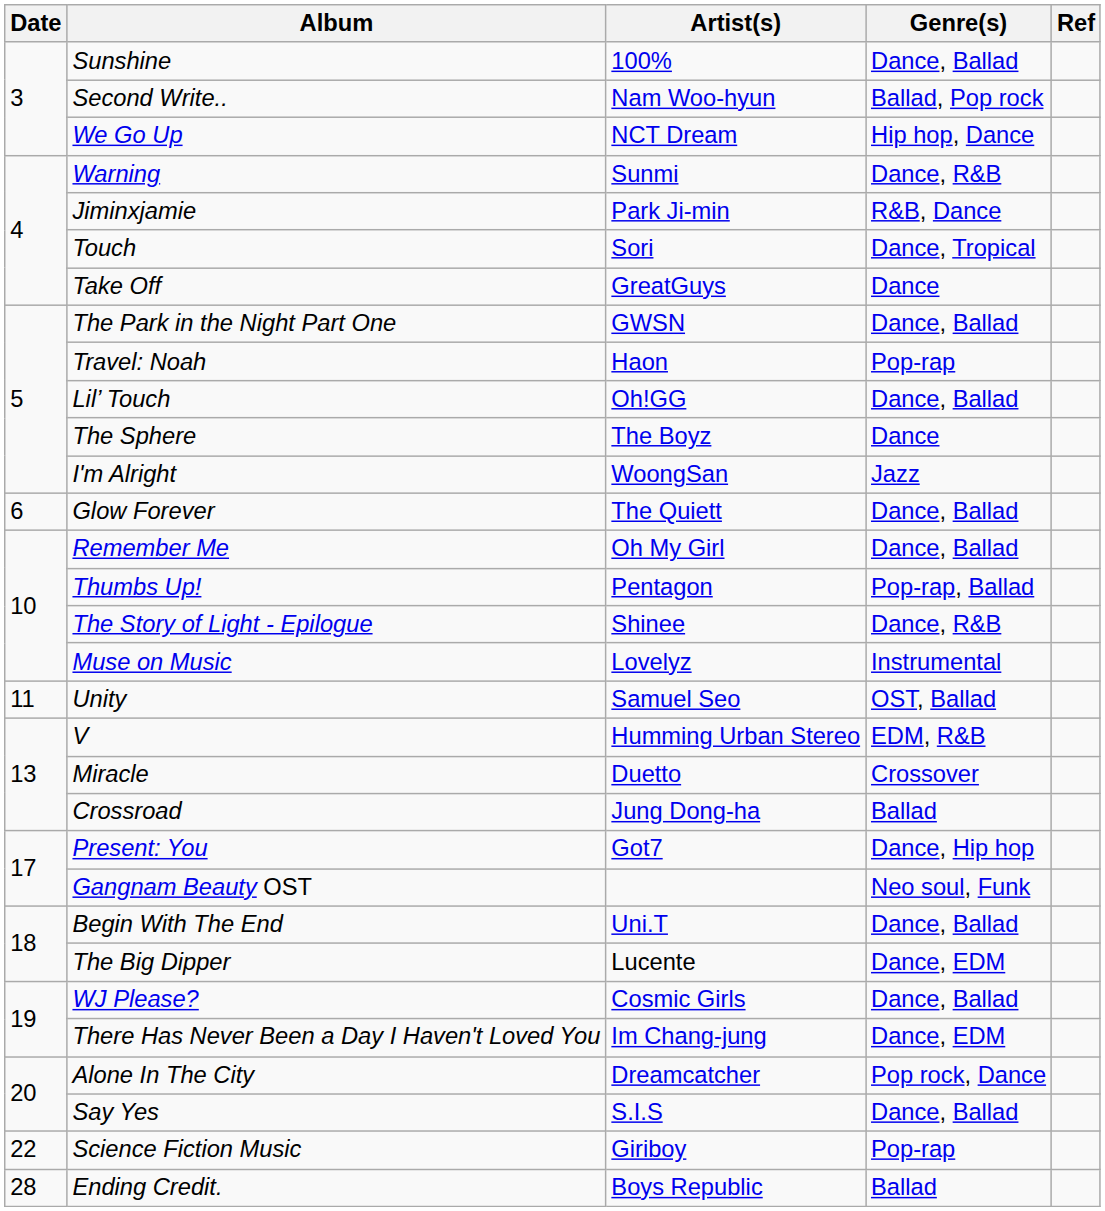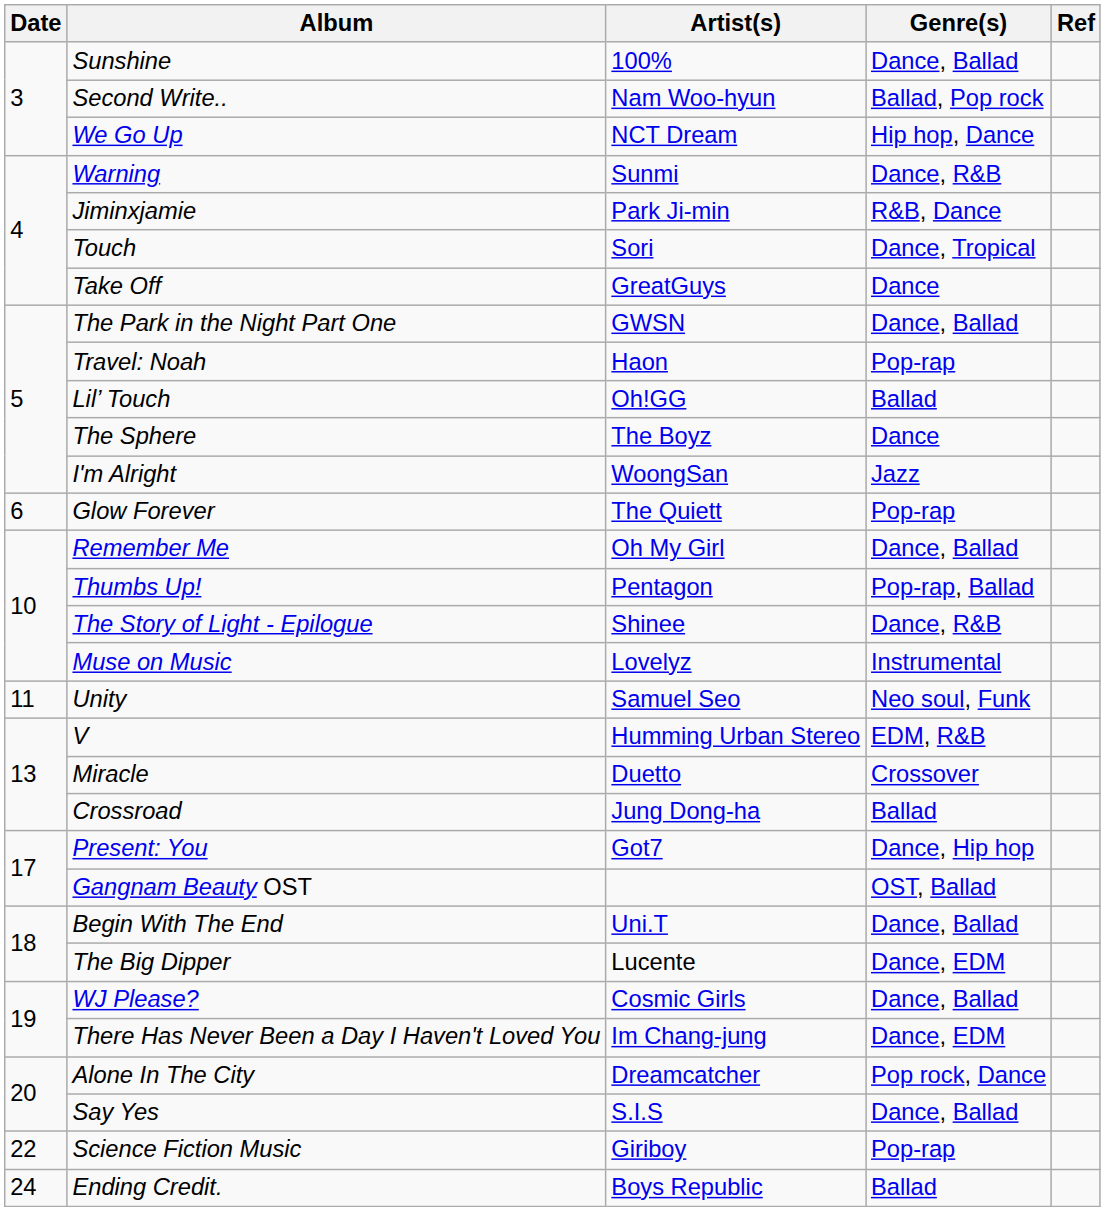(945, 398) Dance, Ballad -> (904, 398) Ballad
(945, 511) Dance, Ballad -> (913, 511) Pop-rap
(934, 699) OST, Ballad -> (951, 699) Neo soul, Funk
(951, 887) Neo soul, Funk -> (934, 887) OST, Ballad
(23, 1187) 28 -> (23, 1187) 24
